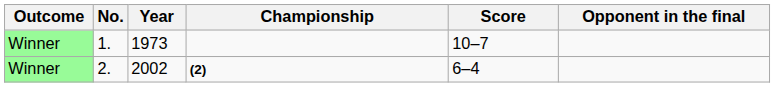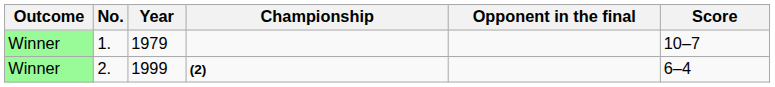columns swapped: (664, 17) <-> (503, 17)
(149, 43) 1973 -> (149, 43) 1979
(149, 69) 2002 -> (149, 69) 1999
